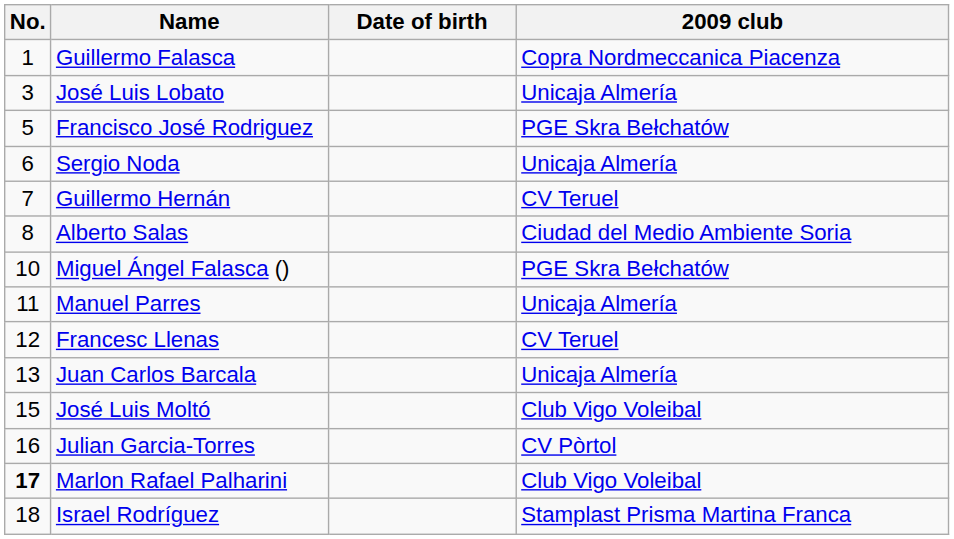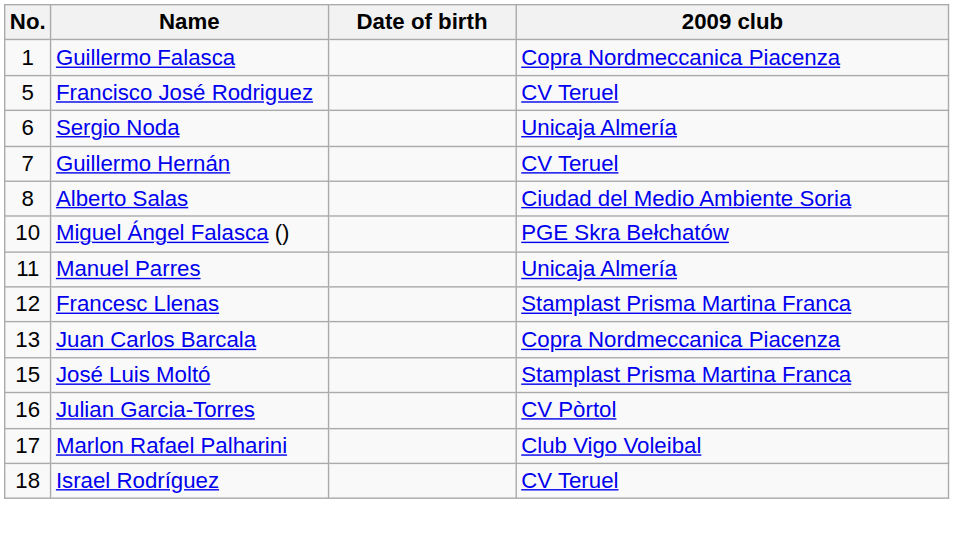- row: (140, 92)
(625, 127) PGE Skra Bełchatów -> (570, 92) CV Teruel
(570, 339) CV Teruel -> (686, 304) Stamplast Prisma Martina Franca
(599, 374) Unicaja Almería -> (681, 339) Copra Nordmeccanica Piacenza
(611, 410) Club Vigo Voleibal -> (686, 374) Stamplast Prisma Martina Franca
(28, 480) bold -> (28, 445) normal
(686, 515) Stamplast Prisma Martina Franca -> (570, 480) CV Teruel
